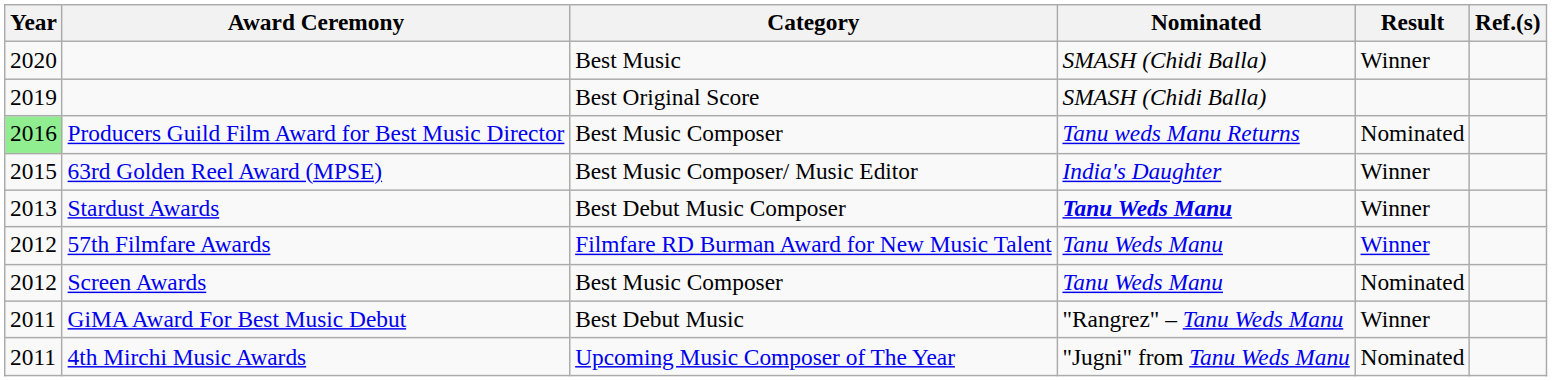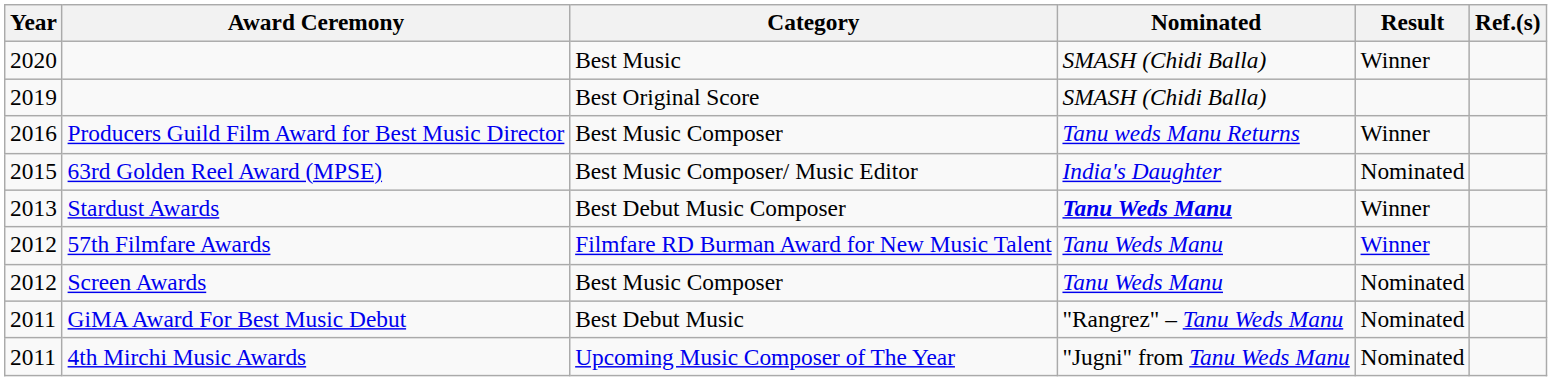(33, 134) lightgreen background -> (33, 134) no background
(1412, 134) Nominated -> (1395, 134) Winner
(1395, 171) Winner -> (1412, 171) Nominated
(1395, 319) Winner -> (1412, 319) Nominated
